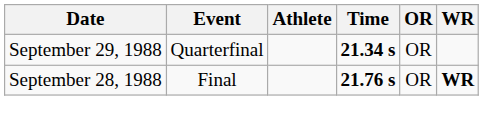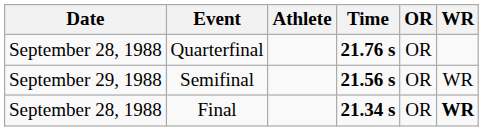(85, 49) September 29, 1988 -> (85, 49) September 28, 1988
(368, 49) 21.34 s -> (368, 49) 21.76 s
+ row: (217, 79)
(368, 79) 21.76 s -> (368, 110) 21.34 s
